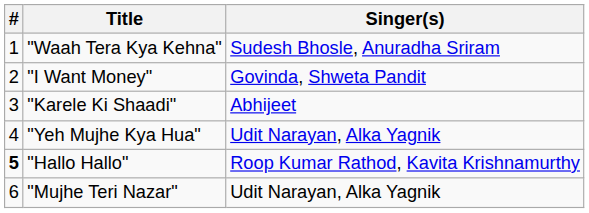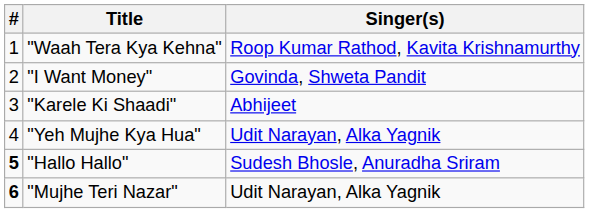(365, 47) Sudesh Bhosle, Anuradha Sriram -> (405, 47) Roop Kumar Rathod, Kavita Krishnamurthy
(405, 163) Roop Kumar Rathod, Kavita Krishnamurthy -> (365, 163) Sudesh Bhosle, Anuradha Sriram
(14, 192) normal -> (14, 192) bold
